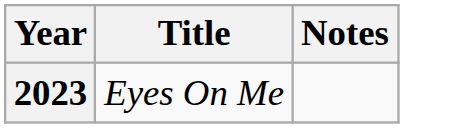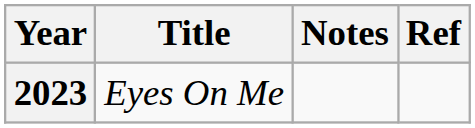+ column: (433, 33)
